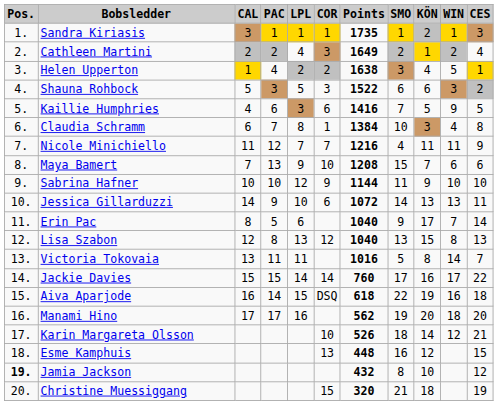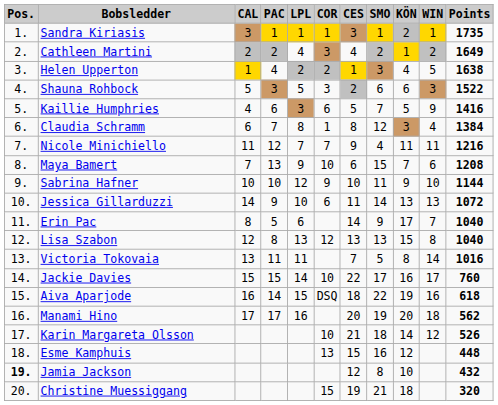columns swapped: (480, 14) <-> (364, 14)
(401, 127) 10 -> (380, 127) 12
(327, 278) 14 -> (327, 278) 10
